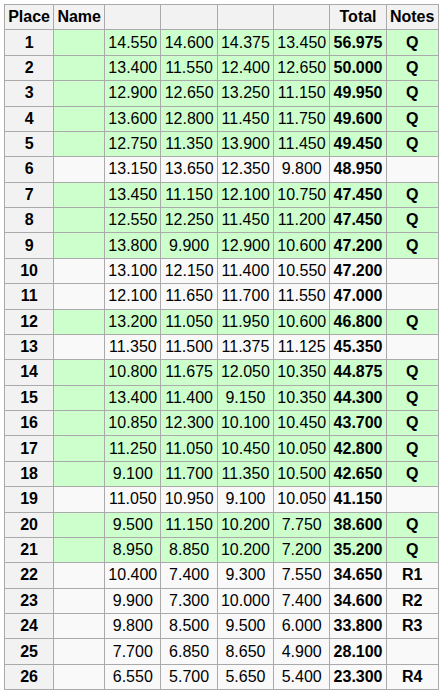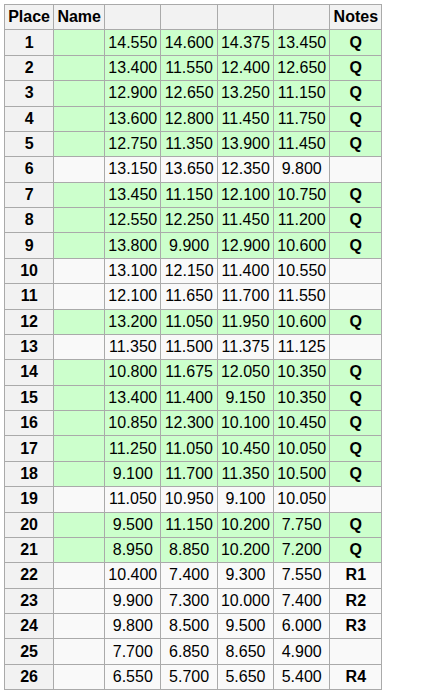- column: (358, 17)
